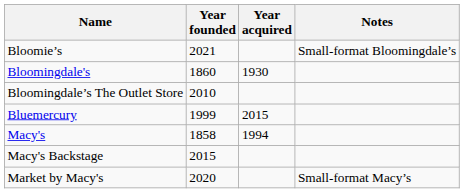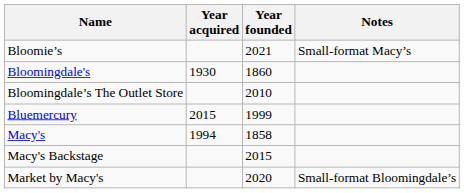columns swapped: (213, 22) <-> (267, 22)
(377, 51) Small-format Bloomingdale’s -> (355, 51) Small-format Macy’s
(355, 177) Small-format Macy’s -> (377, 177) Small-format Bloomingdale’s
